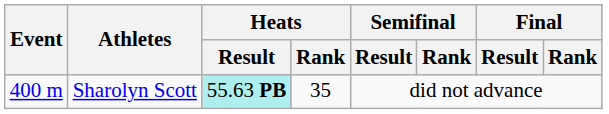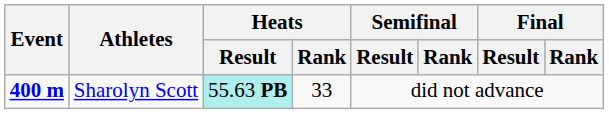(36, 91) normal -> (37, 91) bold
(321, 91) 35 -> (322, 91) 33
